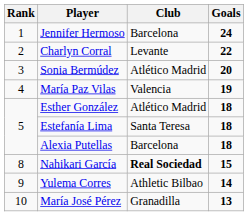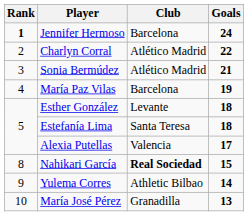(21, 32) normal -> (21, 32) bold
(149, 51) Levante -> (168, 51) Atlético Madrid
(226, 70) 20 -> (226, 70) 21
(151, 88) Valencia -> (154, 88) Barcelona
(168, 107) Atlético Madrid -> (149, 107) Levante
(154, 145) Barcelona -> (151, 145) Valencia
(226, 145) 18 -> (226, 145) 17
